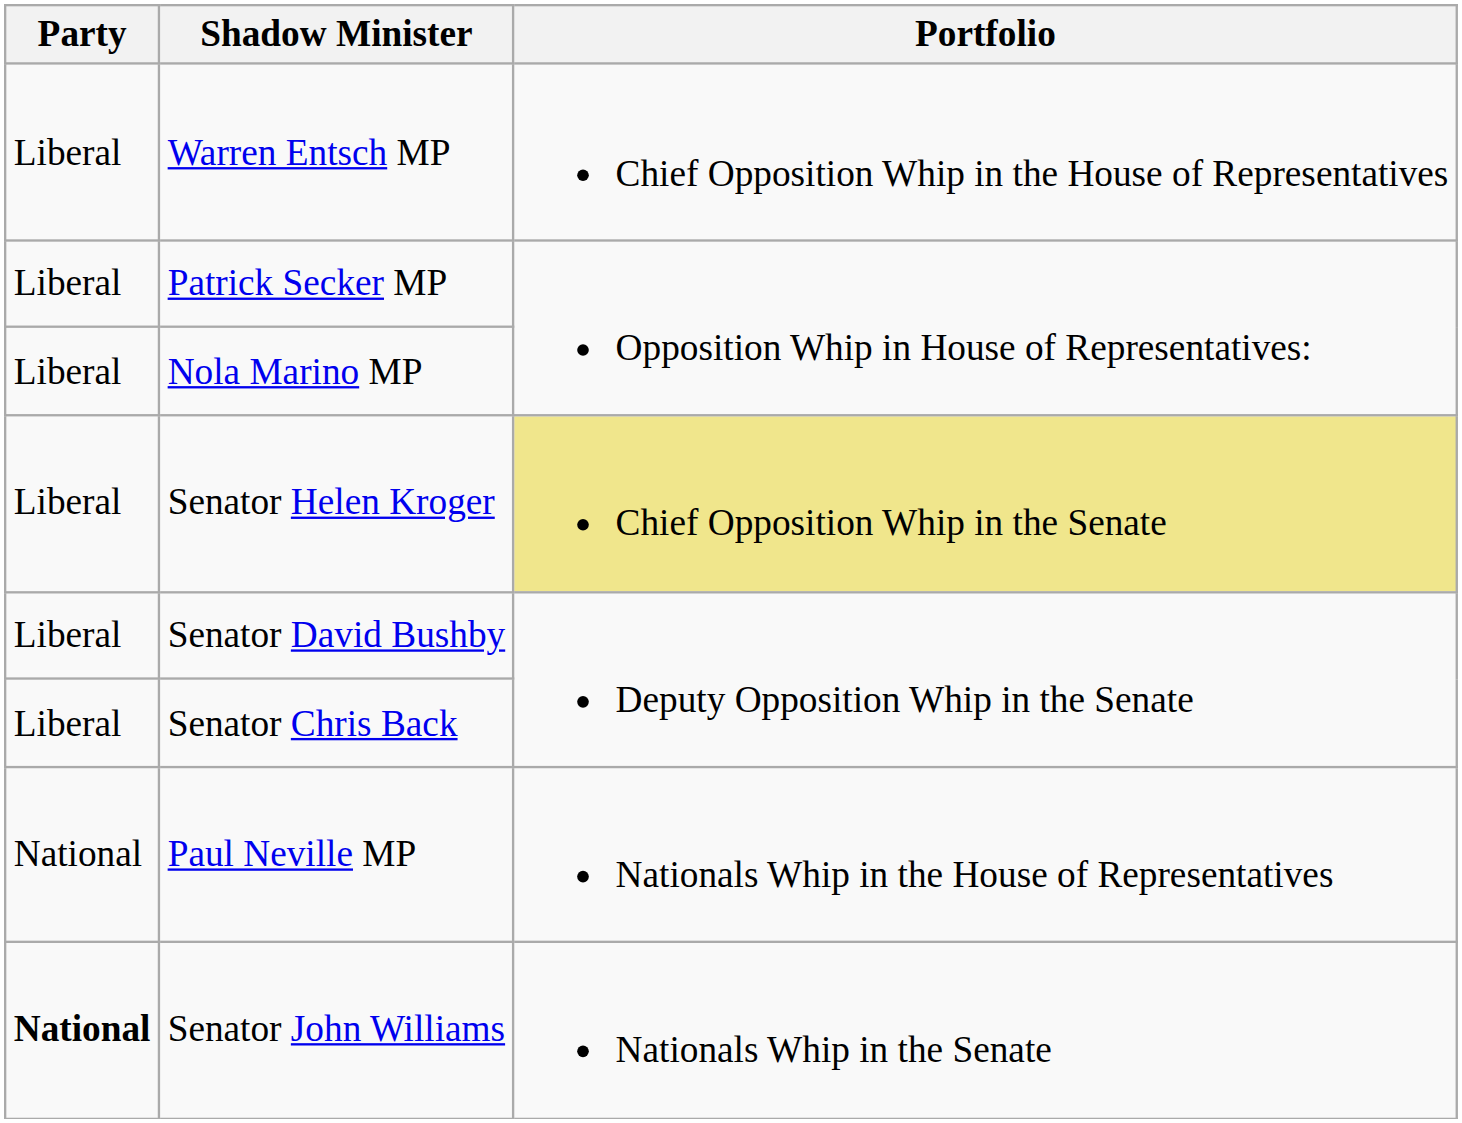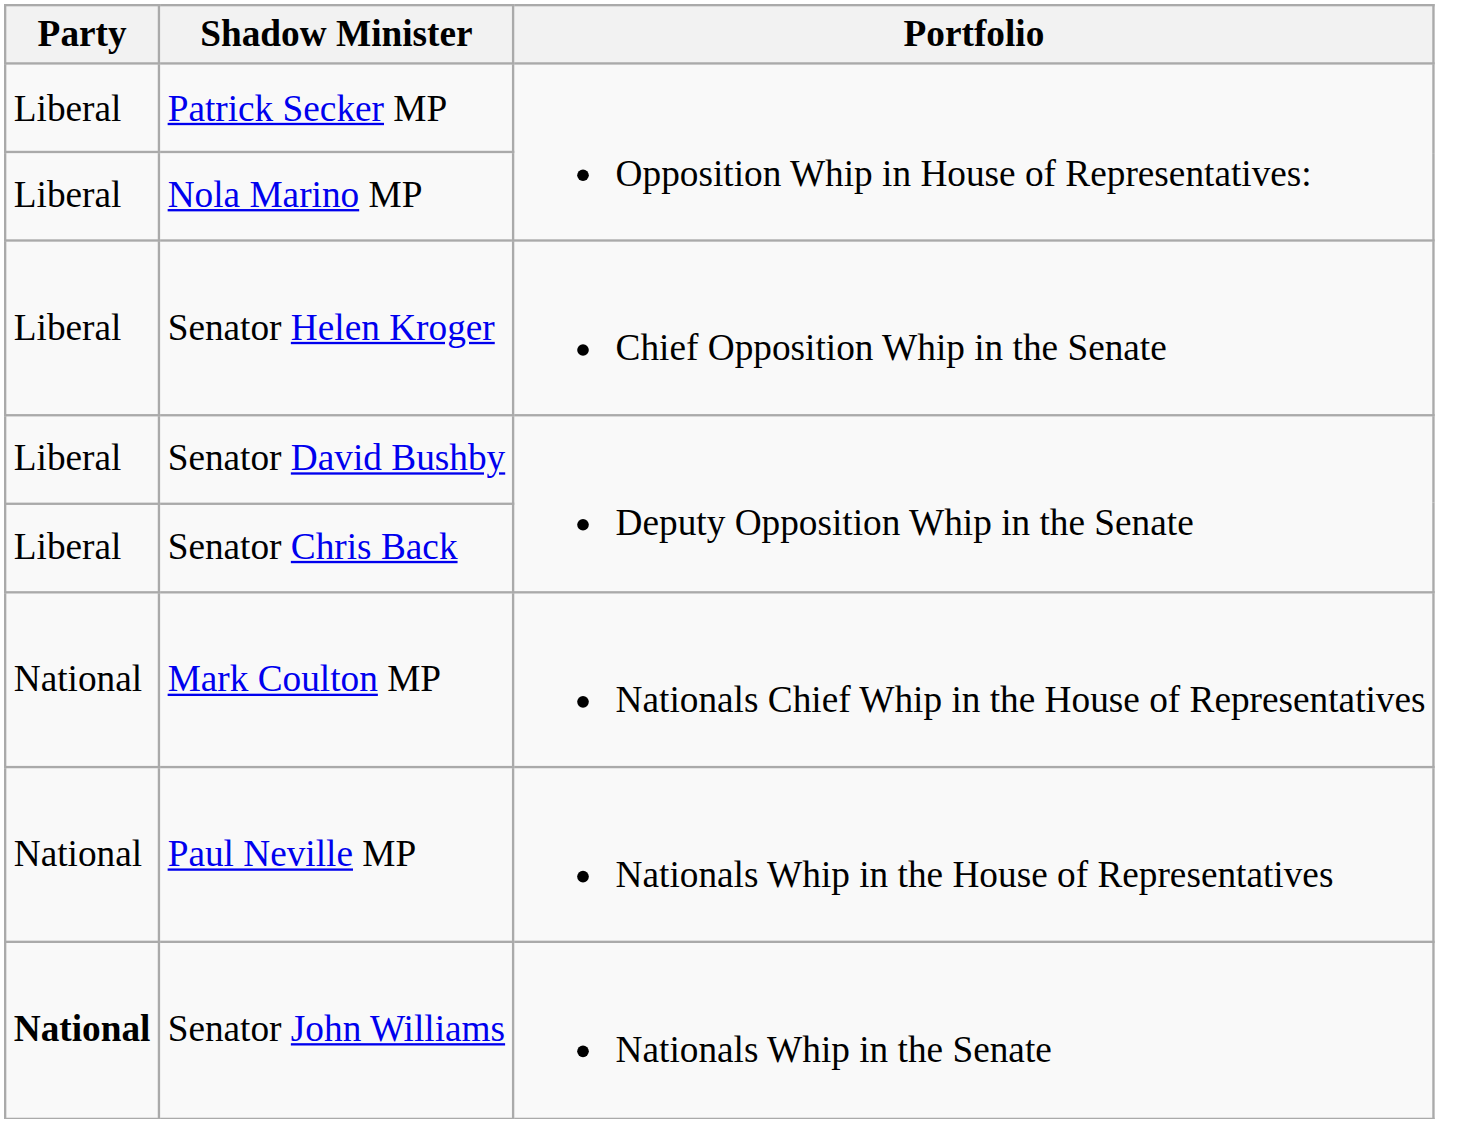- row: (309, 151)
(985, 524) khaki background -> (974, 349) no background
+ row: (304, 678)
